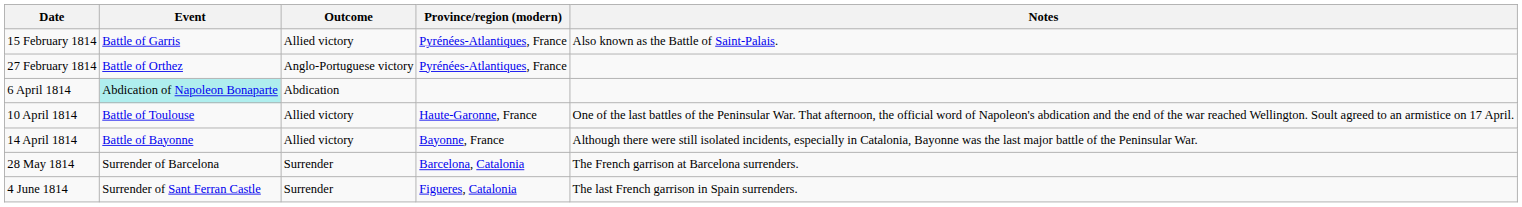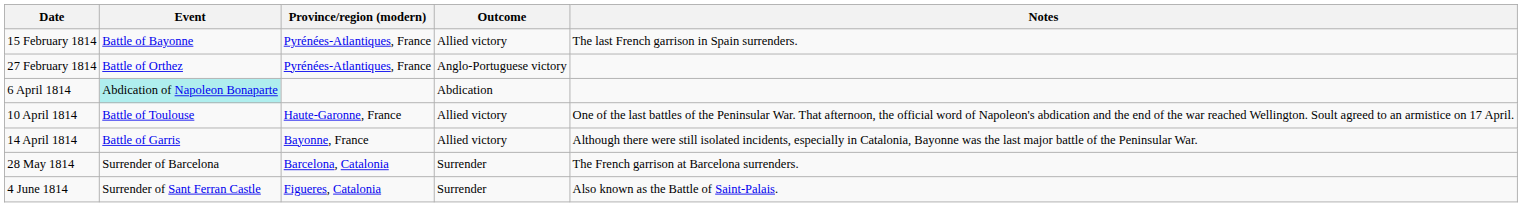columns swapped: (493, 16) <-> (349, 16)
(141, 41) Battle of Garris -> (148, 41) Battle of Bayonne
(675, 41) Also known as the Battle of Saint-Palais. -> (685, 41) The last French garrison in Spain surrenders.
(148, 140) Battle of Bayonne -> (141, 140) Battle of Garris
(685, 189) The last French garrison in Spain surrenders. -> (675, 189) Also known as the Battle of Saint-Palais.
